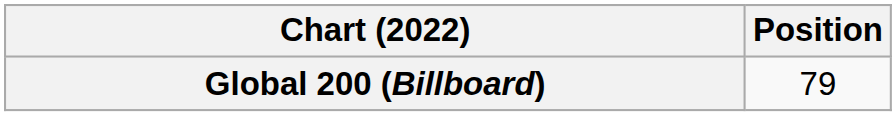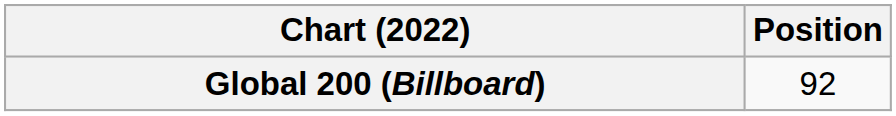(818, 82) 79 -> (818, 82) 92
